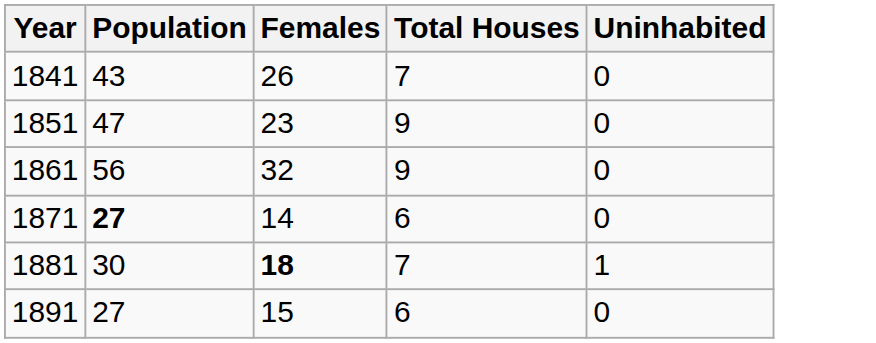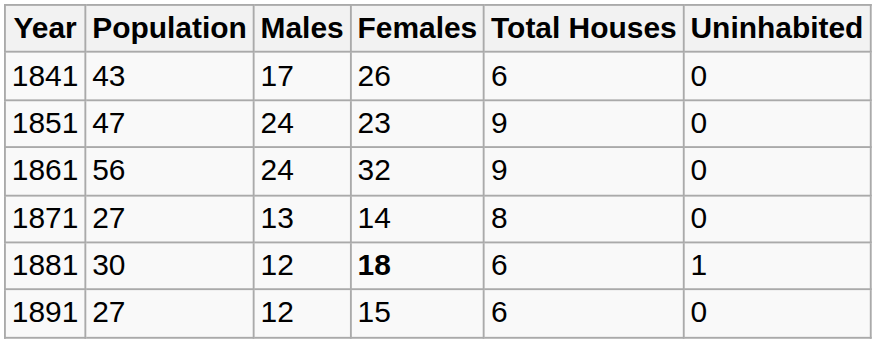+ column: (302, 28)
(402, 75) 7 -> (499, 75) 6
(109, 218) bold -> (109, 218) normal
(402, 218) 6 -> (499, 218) 8
(402, 265) 7 -> (499, 265) 6
